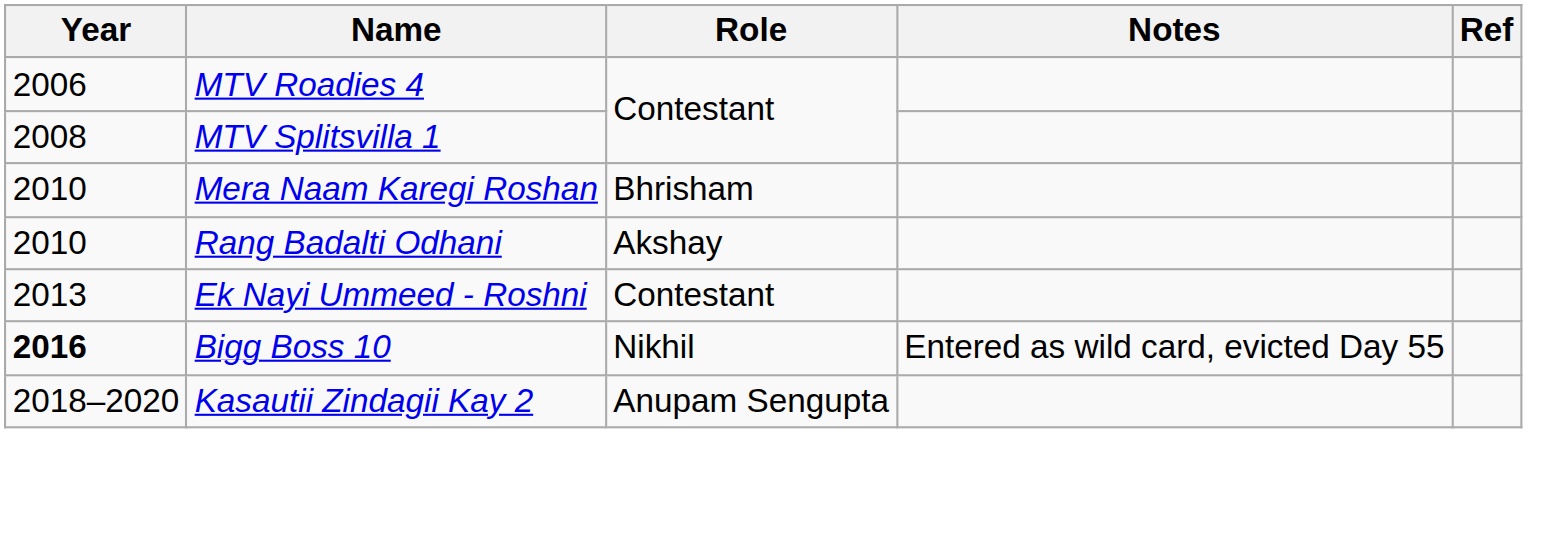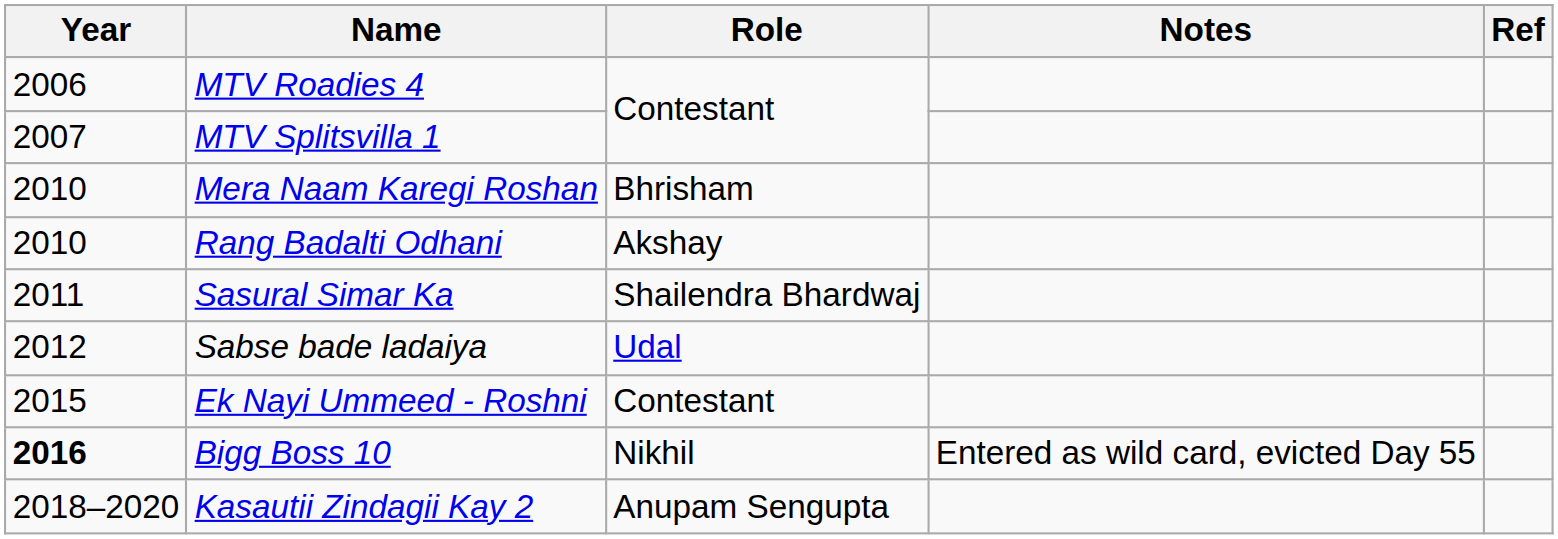(50, 136) 2008 -> (50, 136) 2007
+ row: (324, 294)
+ row: (341, 347)
(50, 294) 2013 -> (50, 400) 2015
